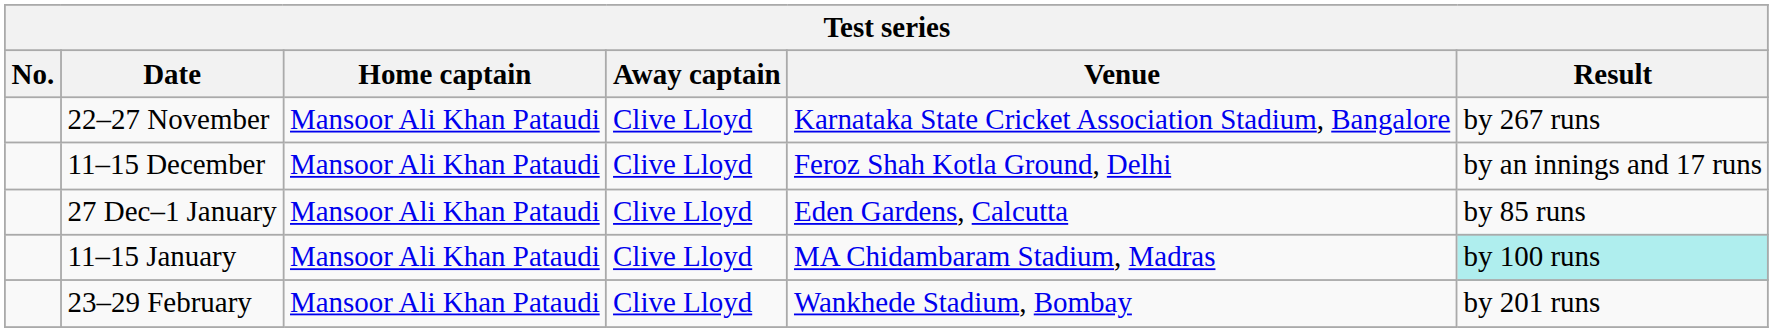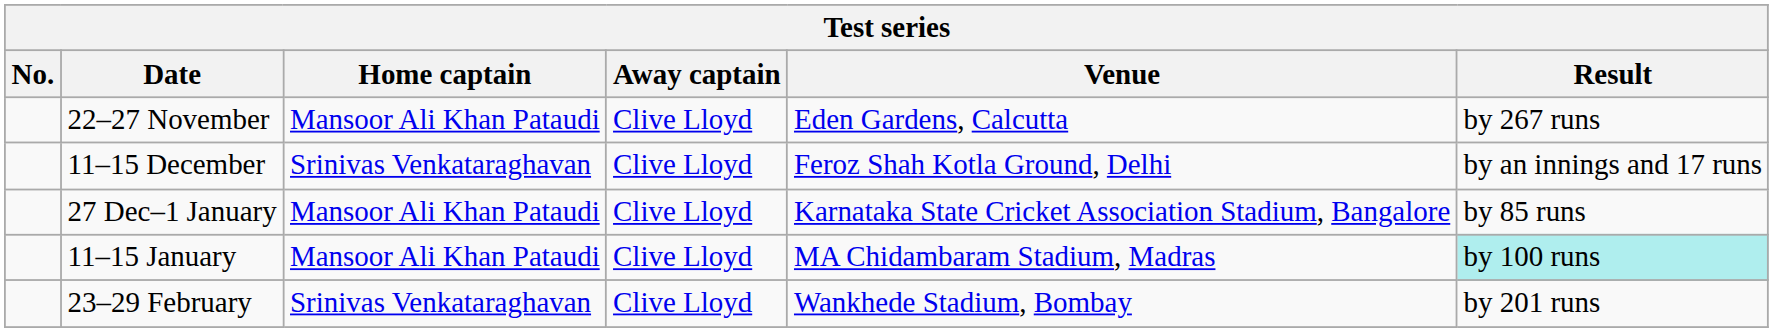(1122, 119) Karnataka State Cricket Association Stadium, Bangalore -> (931, 119) Eden Gardens, Calcutta
(445, 165) Mansoor Ali Khan Pataudi -> (441, 165) Srinivas Venkataraghavan
(931, 211) Eden Gardens, Calcutta -> (1122, 211) Karnataka State Cricket Association Stadium, Bangalore
(445, 303) Mansoor Ali Khan Pataudi -> (441, 303) Srinivas Venkataraghavan
